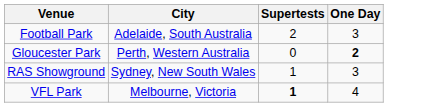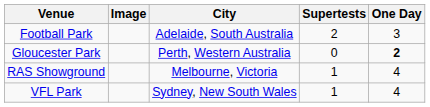+ column: (129, 14)
(183, 72) Sydney, New South Wales -> (224, 72) Melbourne, Victoria
(355, 72) 3 -> (397, 72) 4
(183, 92) Melbourne, Victoria -> (224, 92) Sydney, New South Wales
(293, 92) bold -> (334, 92) normal
